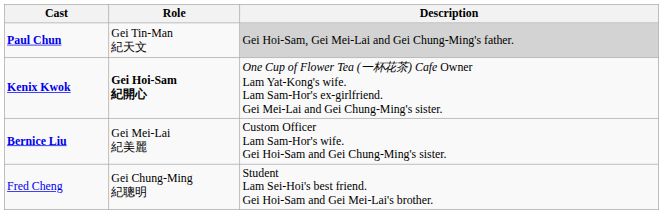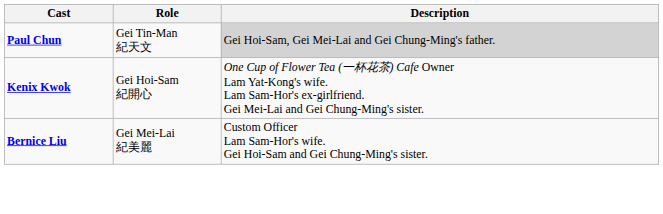(144, 87) bold -> (147, 87) normal
- row: (35, 186)
